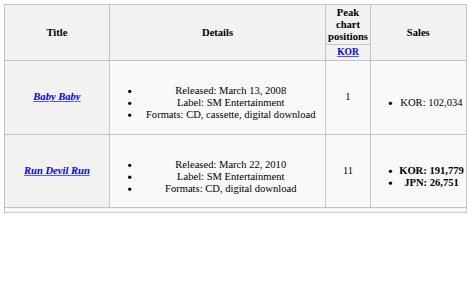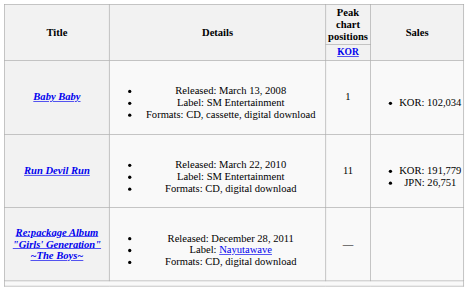(418, 177) bold -> (417, 177) normal
+ row: (57, 244)
